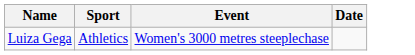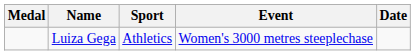+ column: (26, 16)
